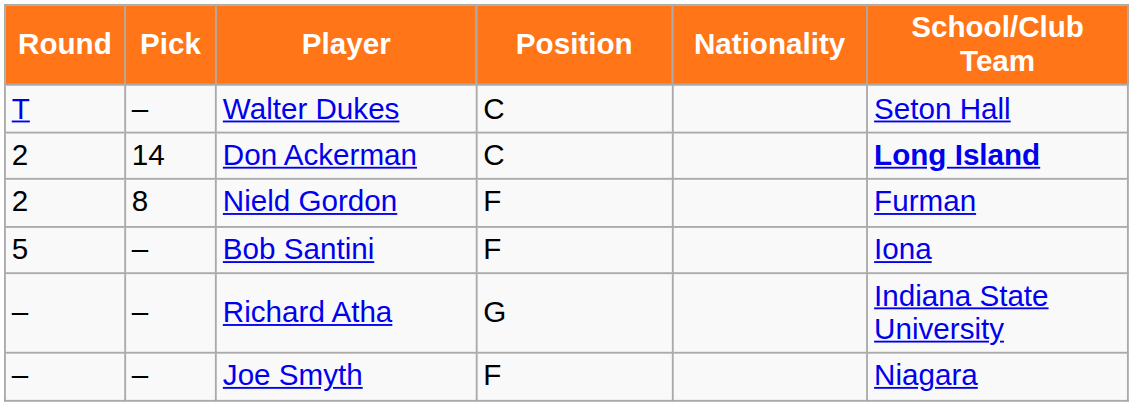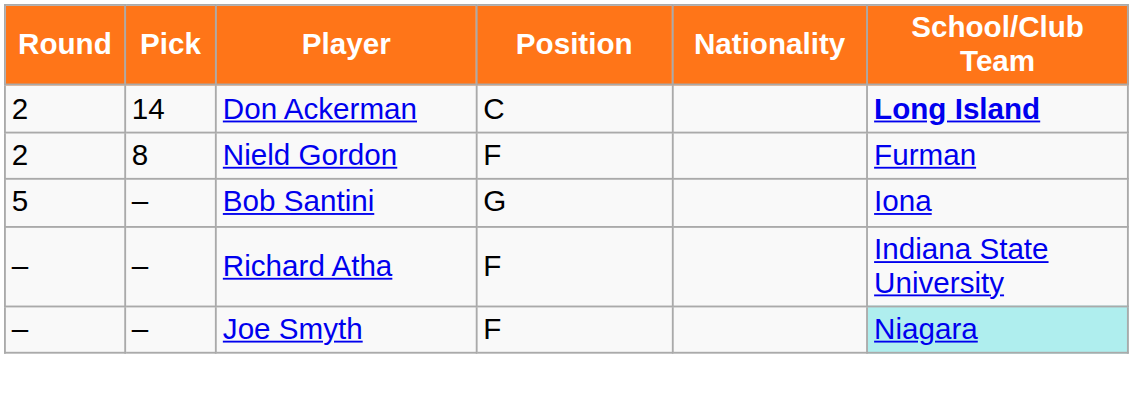- row: (311, 108)
(492, 249) F -> (495, 202) G
(495, 312) G -> (492, 265) F
(926, 376) no background -> (926, 329) paleturquoise background
